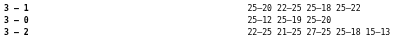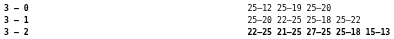rows swapped: (16, 20) <-> (16, 8)
(319, 32) normal -> (319, 32) bold
